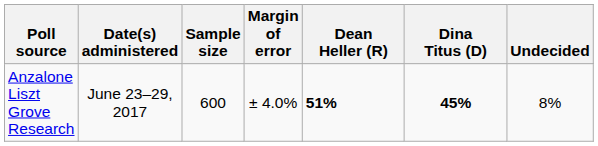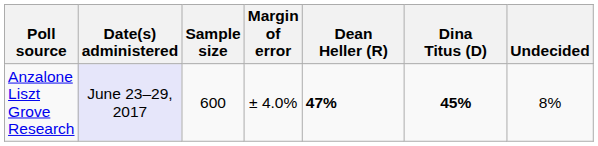(130, 102) no background -> (130, 102) lavender background
(321, 102) 51% -> (321, 102) 47%
